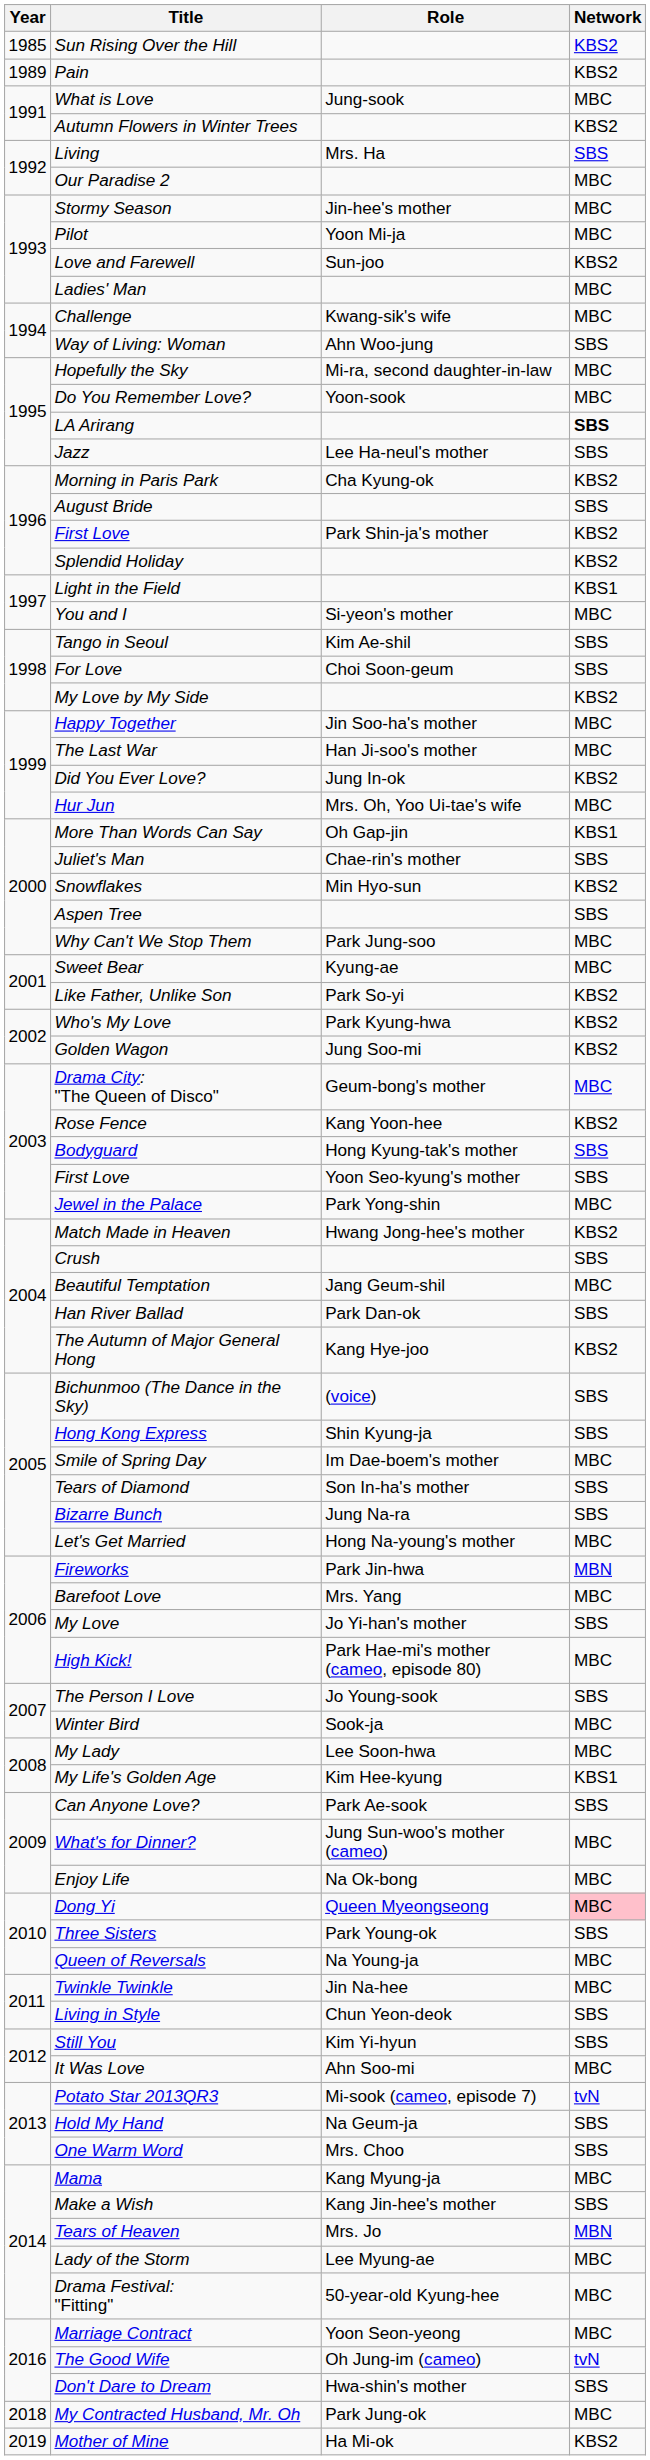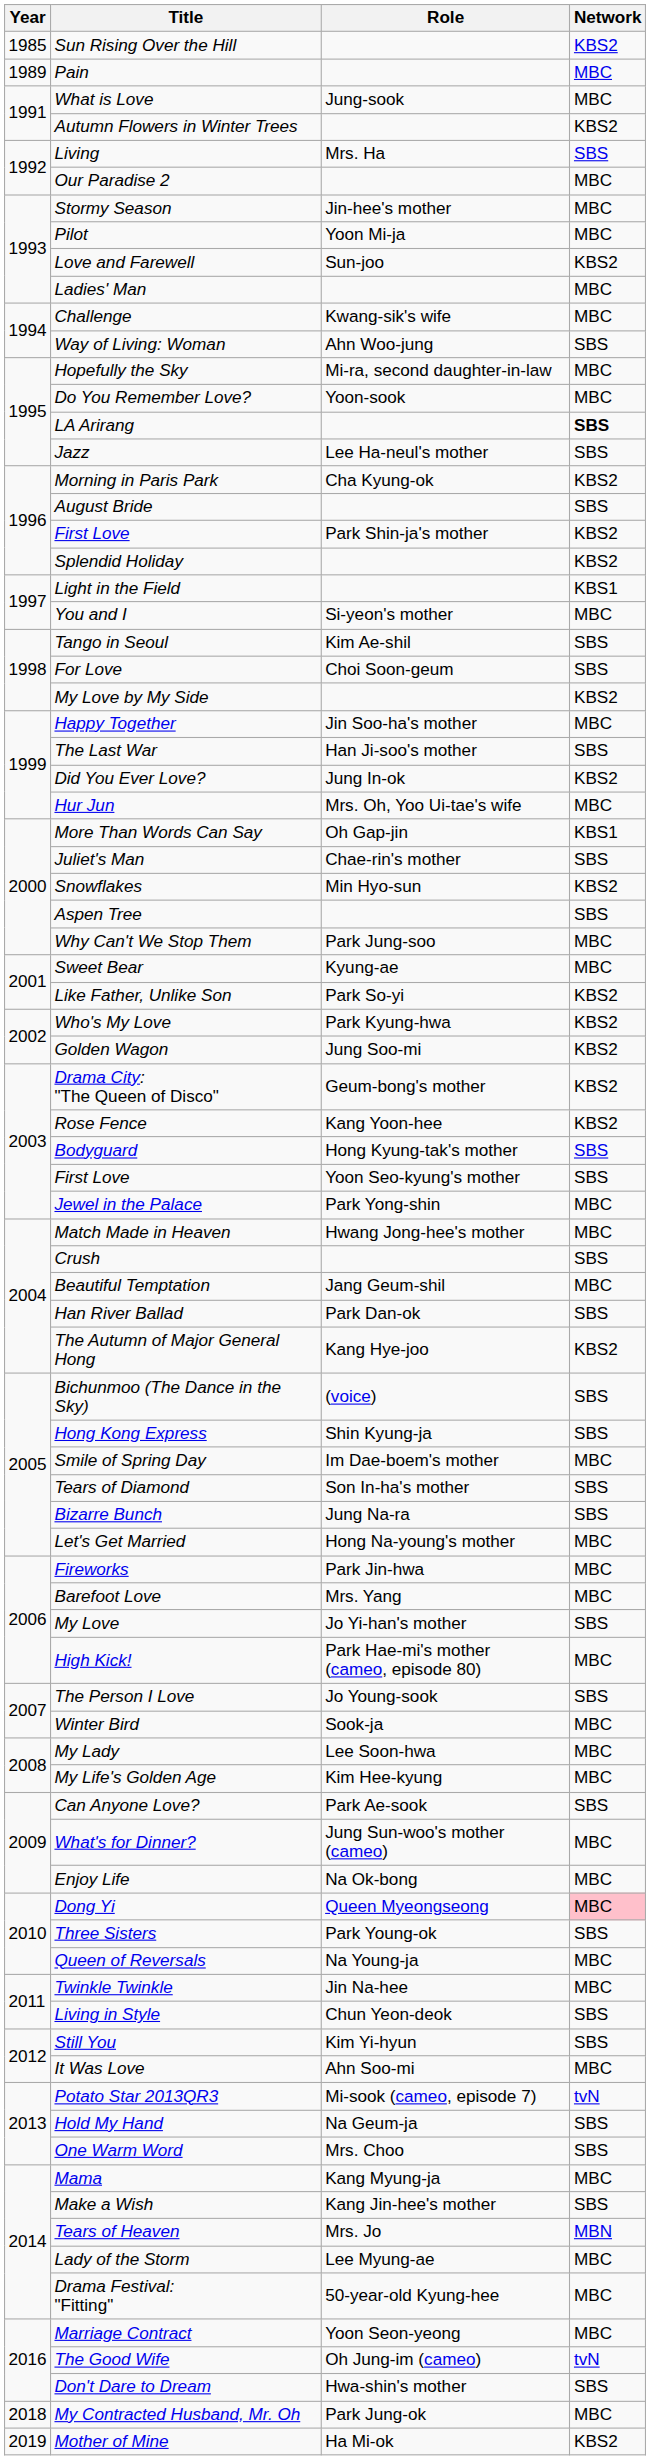(596, 72) KBS2 -> (593, 72) MBC
(593, 751) MBC -> (591, 751) SBS
(593, 1086) MBC -> (596, 1086) KBS2
(596, 1231) KBS2 -> (593, 1231) MBC
(593, 1569) MBN -> (593, 1569) MBC
(596, 1778) KBS1 -> (593, 1778) MBC
